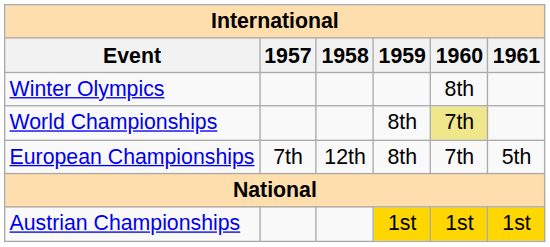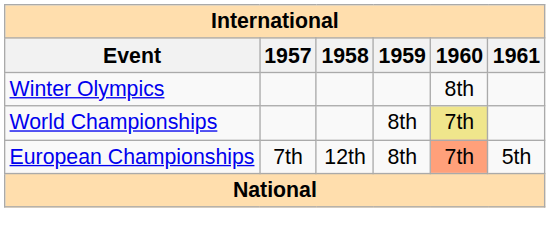(459, 156) no background -> (459, 156) lightsalmon background
- row: (125, 223)
